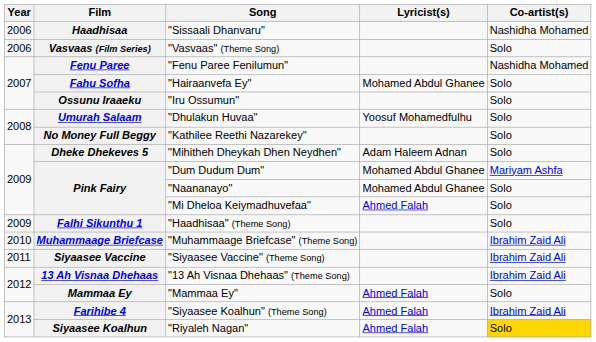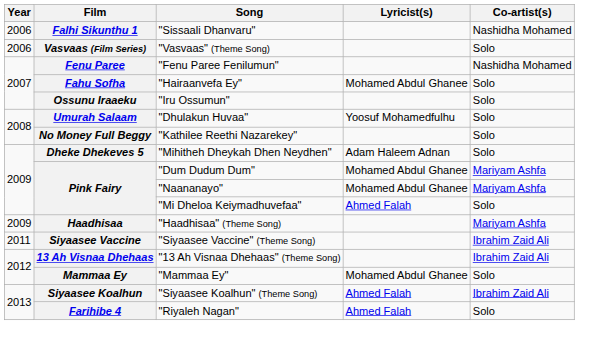(100, 30) Haadhisaa -> (95, 30) Falhi Sikunthu 1
(501, 188) Solo -> (509, 188) Mariyam Ashfa
(100, 223) Falhi Sikunthu 1 -> (95, 223) Haadhisaa
(501, 223) Solo -> (509, 223) Mariyam Ashfa
- row: (263, 240)
(395, 293) Ahmed Falah -> (407, 275) Mohamed Abdul Ghanee
(100, 310) Farihibe 4 -> (95, 293) Siyaasee Koalhun
(100, 328) Siyaasee Koalhun -> (95, 310) Farihibe 4
(501, 328) gold background -> (484, 310) no background
